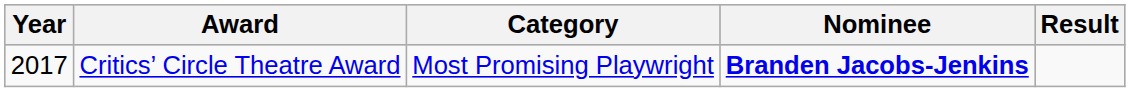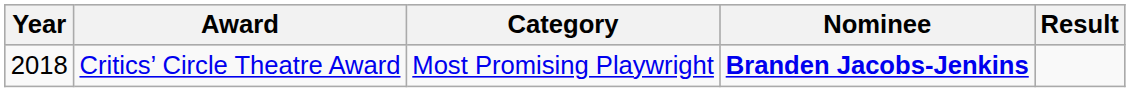(39, 65) 2017 -> (39, 65) 2018
